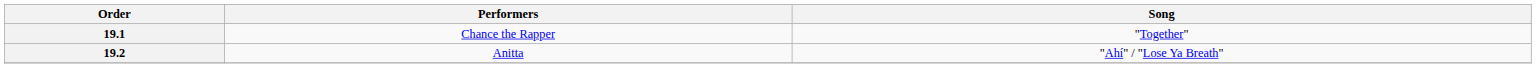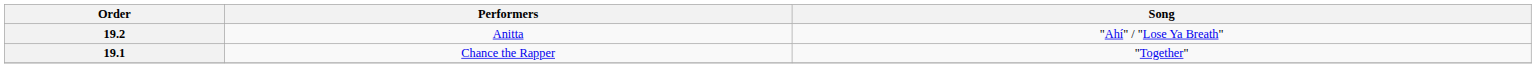rows swapped: (114, 33) <-> (114, 53)
